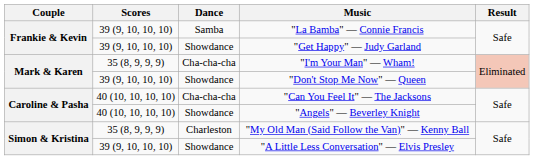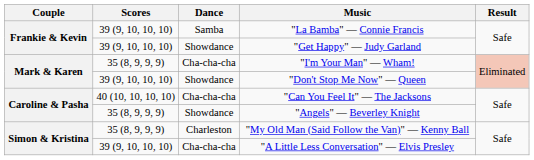(136, 113) 40 (10, 10, 10, 10) -> (136, 113) 35 (8, 9, 9, 9)
(209, 146) Showdance -> (209, 146) Cha-cha-cha
